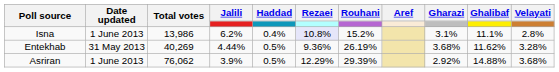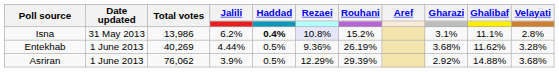(117, 33) 1 June 2013 -> (117, 33) 31 May 2013
(274, 33) normal -> (274, 33) bold
(117, 47) 31 May 2013 -> (117, 47) 1 June 2013
